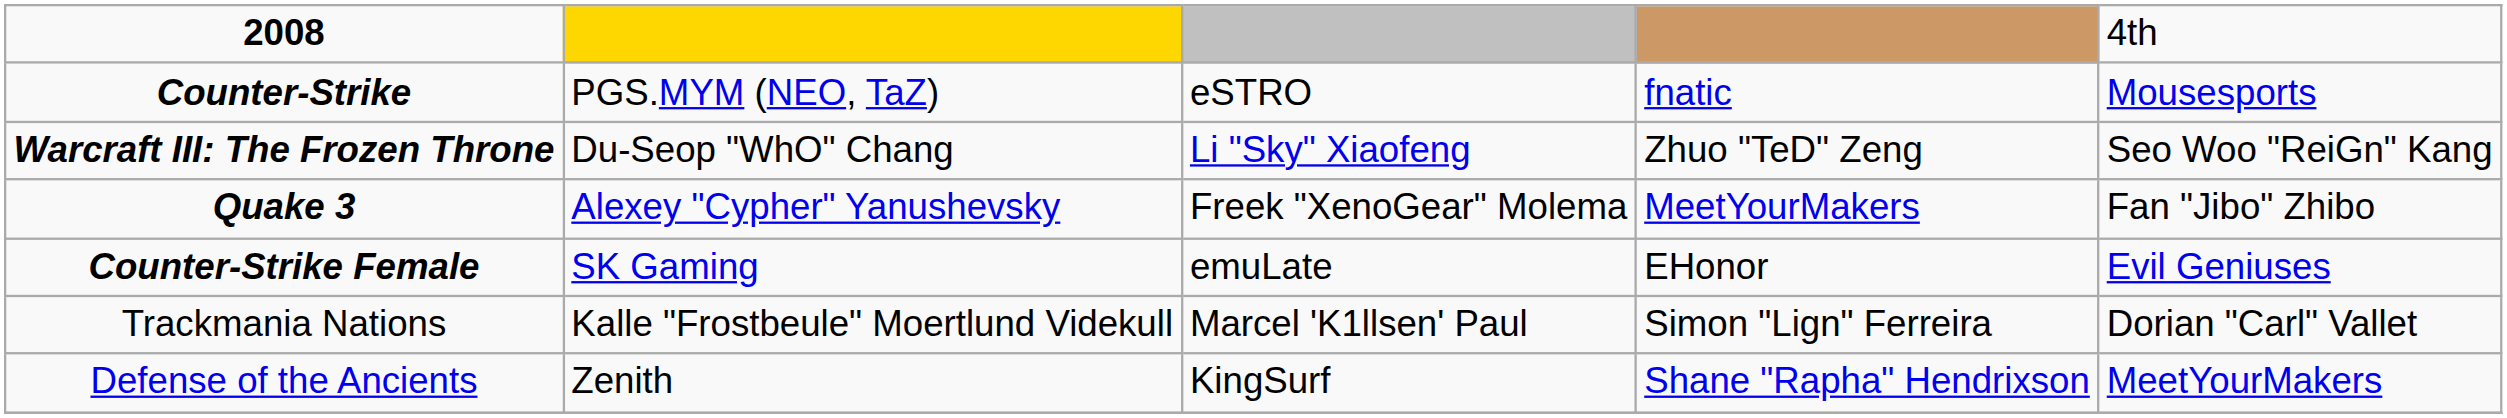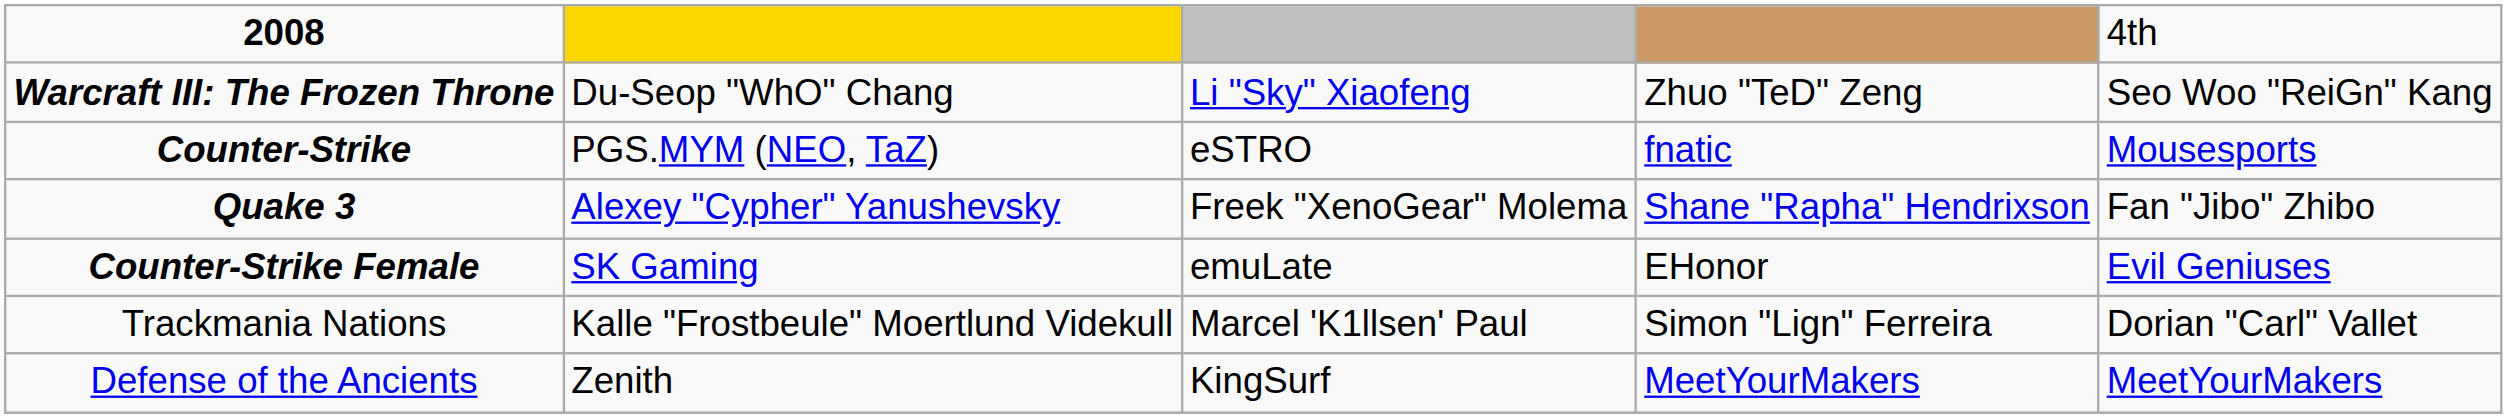rows swapped: (284, 91) <-> (284, 149)
(1782, 207) MeetYourMakers -> (1867, 207) Shane "Rapha" Hendrixson
(1867, 382) Shane "Rapha" Hendrixson -> (1782, 382) MeetYourMakers
